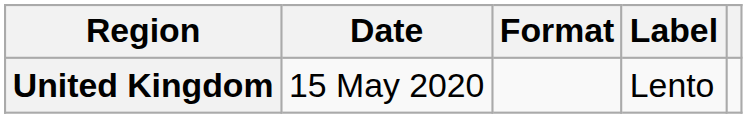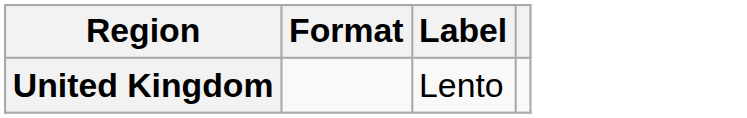- column: (387, 31)
